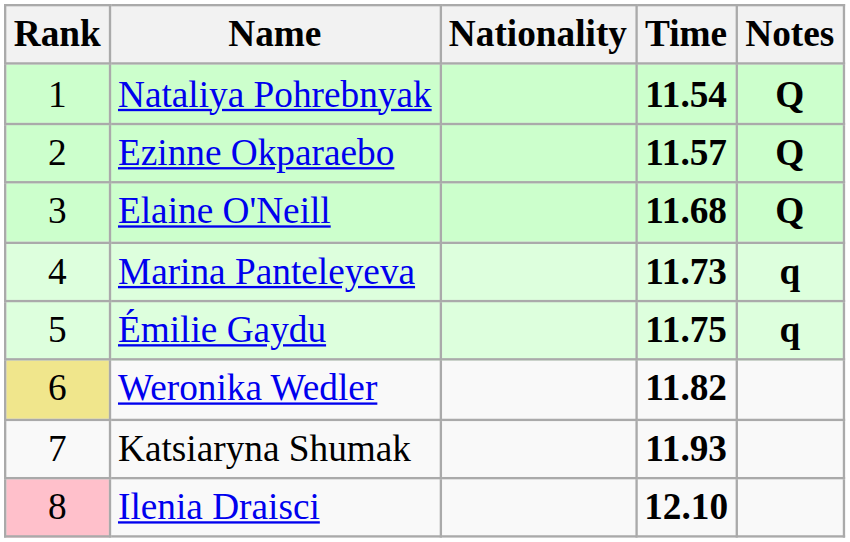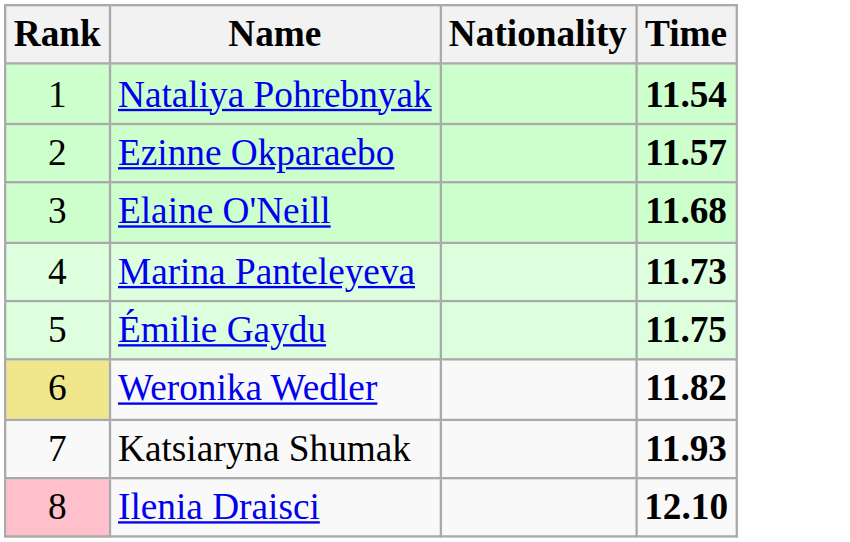- column: (790, 34)
